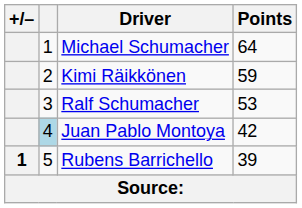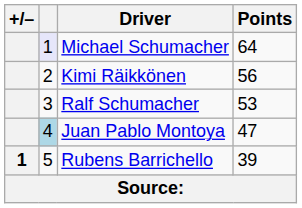(48, 47) no background -> (48, 47) lavender background
(247, 75) 59 -> (247, 75) 56
(247, 132) 42 -> (247, 132) 47
